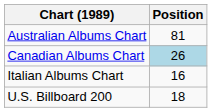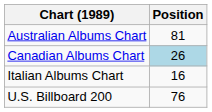(178, 96) 18 -> (178, 96) 76
